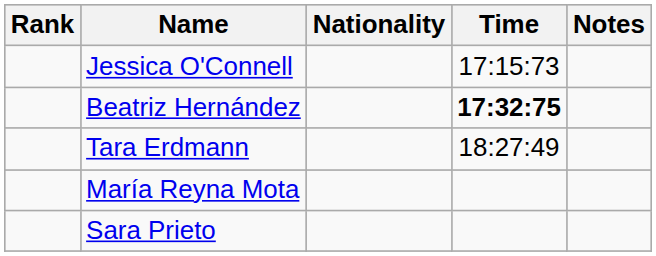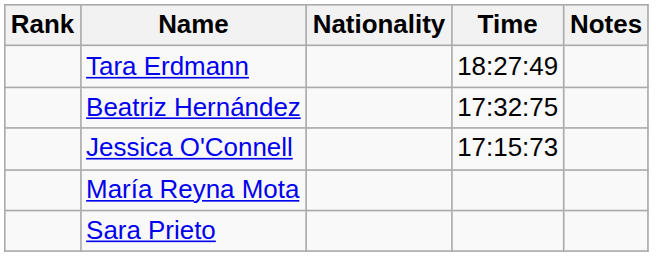rows swapped: (189, 66) <-> (168, 148)
(509, 107) bold -> (508, 107) normal
